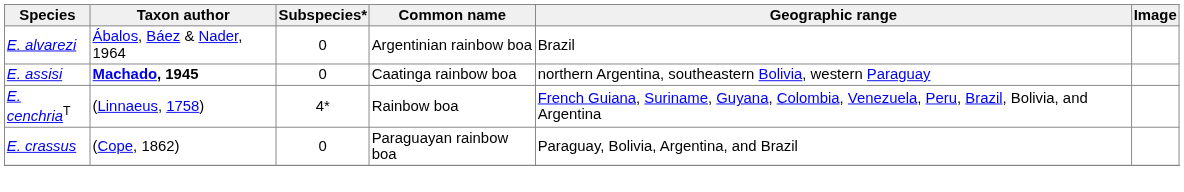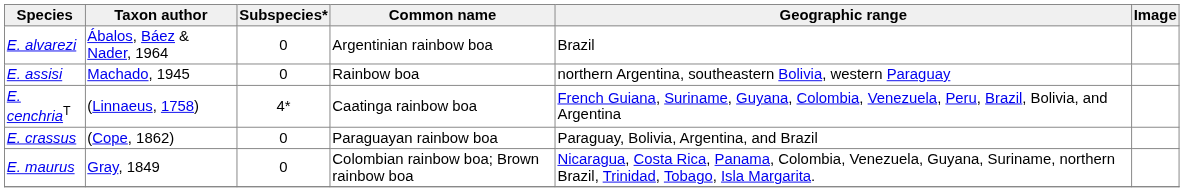(146, 74) bold -> (139, 74) normal
(444, 74) Caatinga rainbow boa -> (376, 74) Rainbow boa
(415, 106) Rainbow boa -> (405, 106) Caatinga rainbow boa
+ row: (41, 168)
